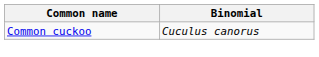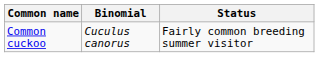+ column: (237, 13)
